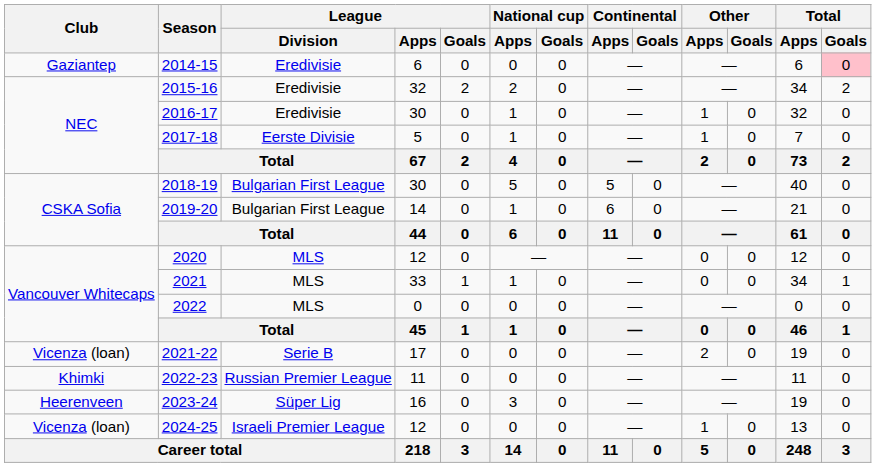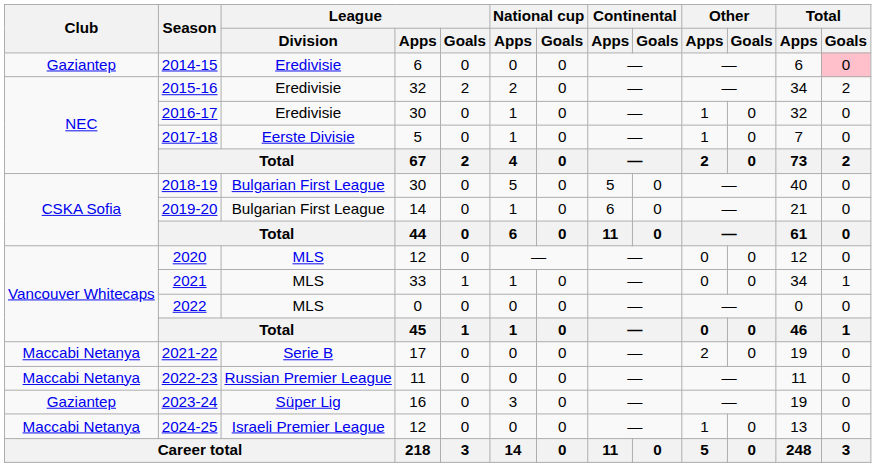(81, 354) Vicenza (loan) -> (81, 354) Maccabi Netanya
(81, 378) Khimki -> (81, 378) Maccabi Netanya
(81, 402) Heerenveen -> (81, 402) Gaziantep
(81, 426) Vicenza (loan) -> (81, 426) Maccabi Netanya
